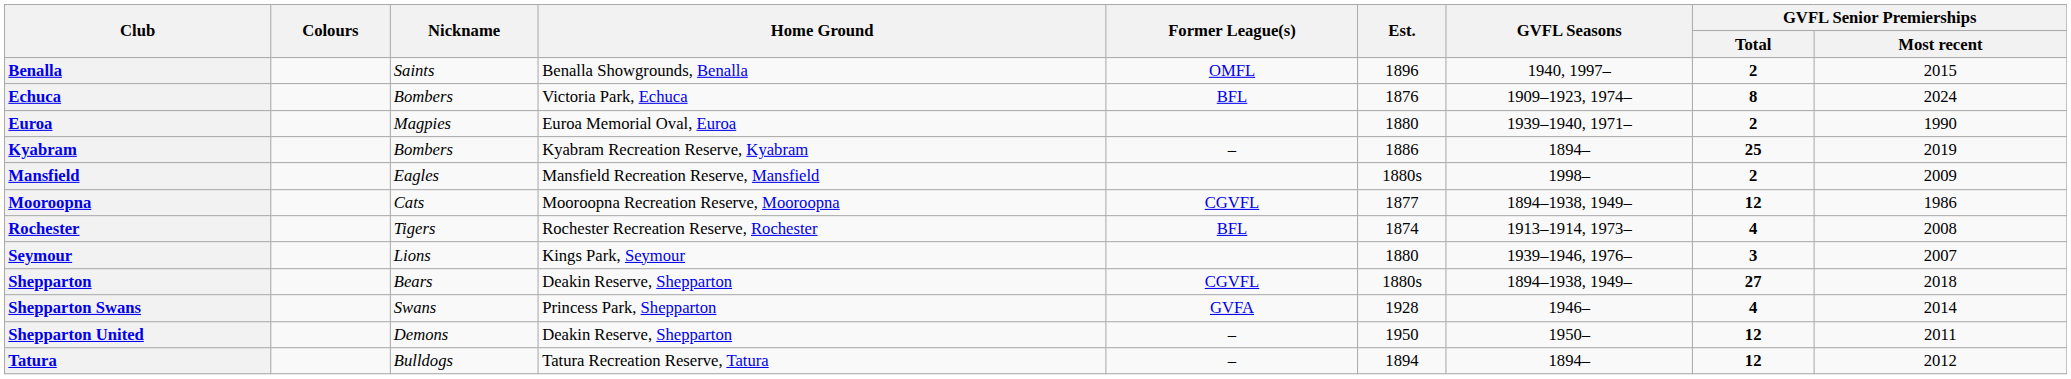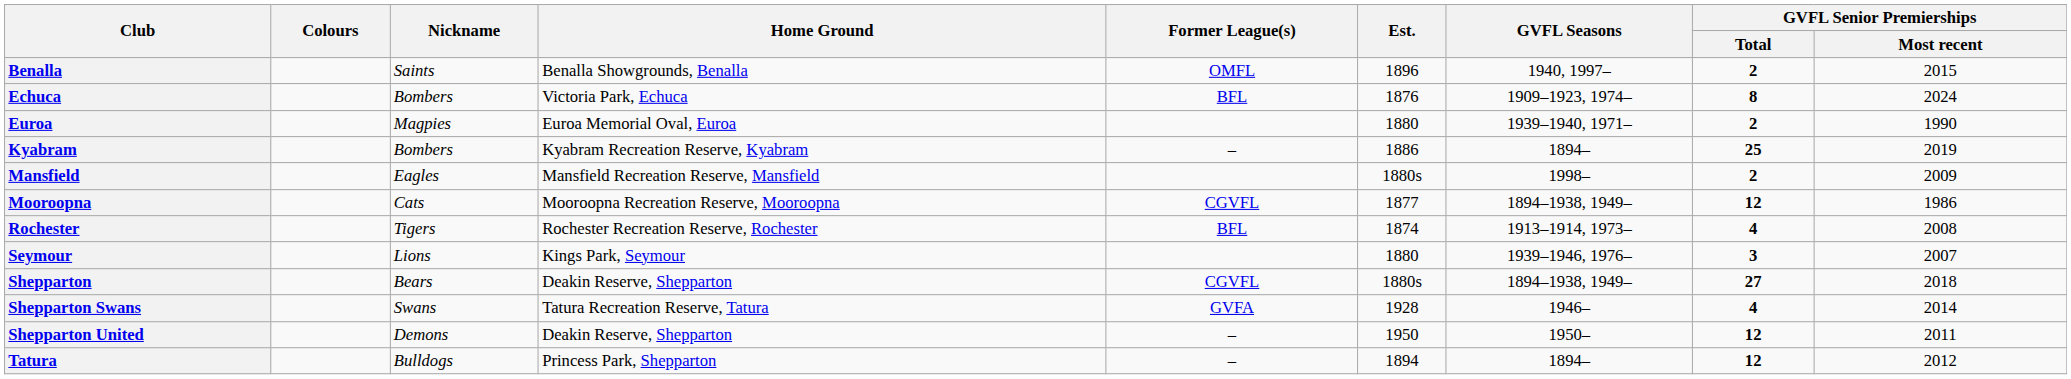(629, 307) Princess Park, Shepparton -> (655, 307) Tatura Recreation Reserve, Tatura
(655, 360) Tatura Recreation Reserve, Tatura -> (629, 360) Princess Park, Shepparton
